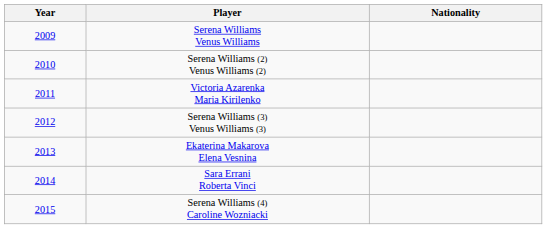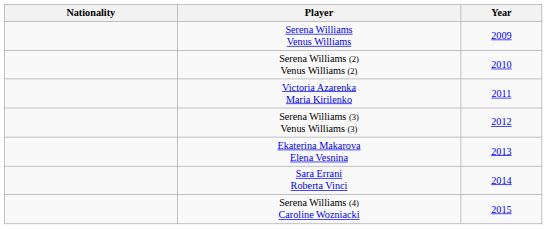columns swapped: (45, 13) <-> (456, 13)
